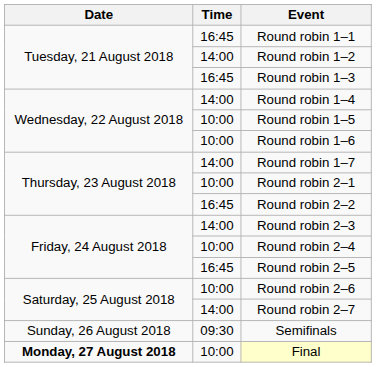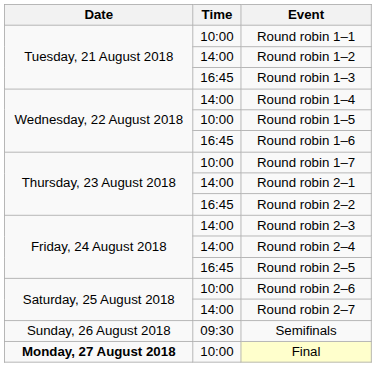(217, 36) 16:45 -> (217, 36) 10:00
(217, 141) 10:00 -> (217, 141) 16:45
(217, 162) 14:00 -> (217, 162) 10:00
(217, 183) 10:00 -> (217, 183) 14:00
(217, 246) 10:00 -> (217, 246) 14:00
